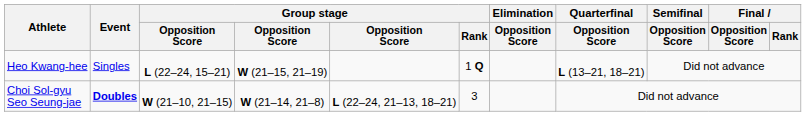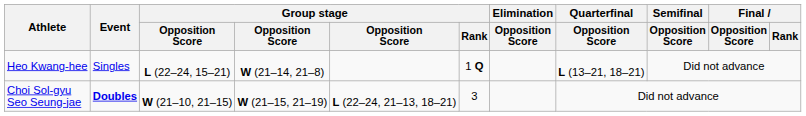(282, 72) W (21–15, 21–19) -> (282, 72) W (21–14, 21–8)
(282, 103) W (21–14, 21–8) -> (282, 103) W (21–15, 21–19)
